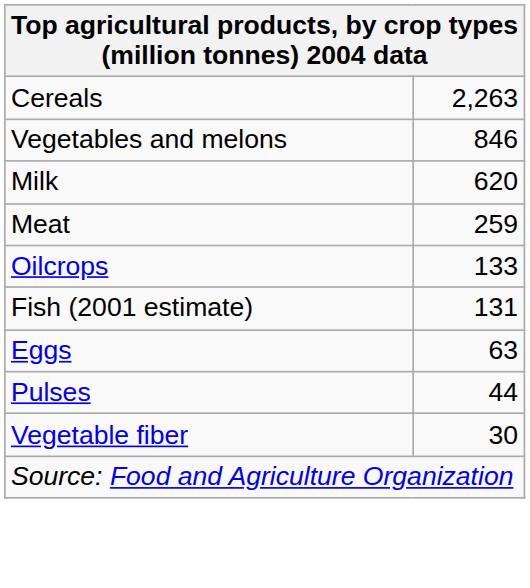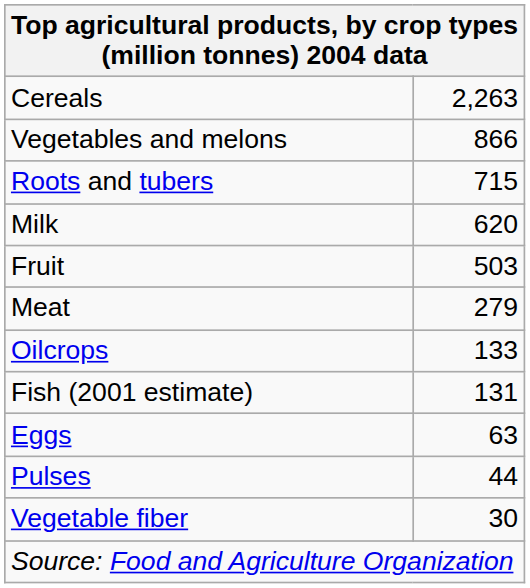(496, 139) 846 -> (496, 139) 866
+ row: (112, 181)
+ row: (38, 266)
(496, 223) 259 -> (496, 308) 279
